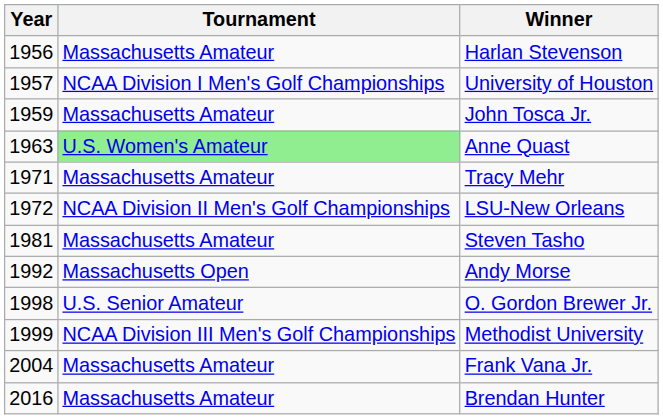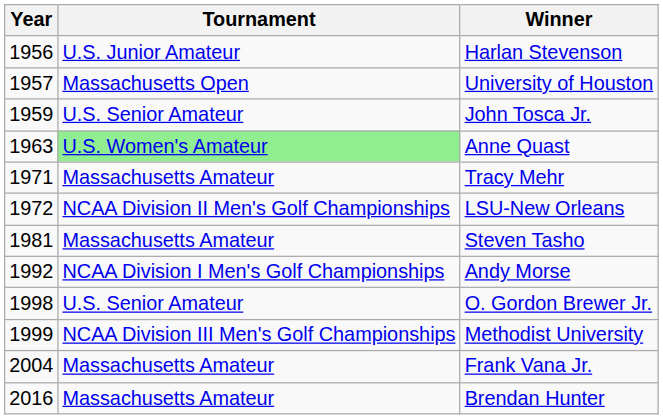(168, 51) Massachusetts Amateur -> (151, 51) U.S. Junior Amateur
(253, 83) NCAA Division I Men's Golf Championships -> (156, 83) Massachusetts Open
(168, 114) Massachusetts Amateur -> (153, 114) U.S. Senior Amateur
(156, 271) Massachusetts Open -> (253, 271) NCAA Division I Men's Golf Championships
